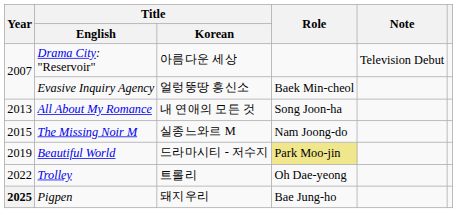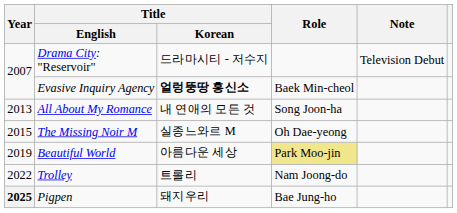(198, 59) 아름다운 세상 -> (214, 59) 드라마시티 - 저수지
(205, 87) normal -> (205, 87) bold
(311, 131) Nam Joong-do -> (311, 131) Oh Dae-yeong
(214, 153) 드라마시티 - 저수지 -> (198, 153) 아름다운 세상
(311, 175) Oh Dae-yeong -> (311, 175) Nam Joong-do
